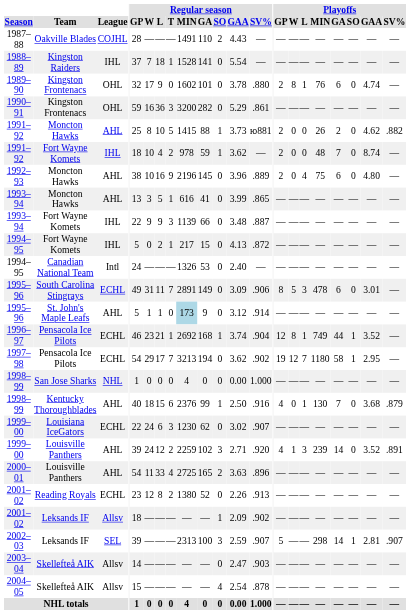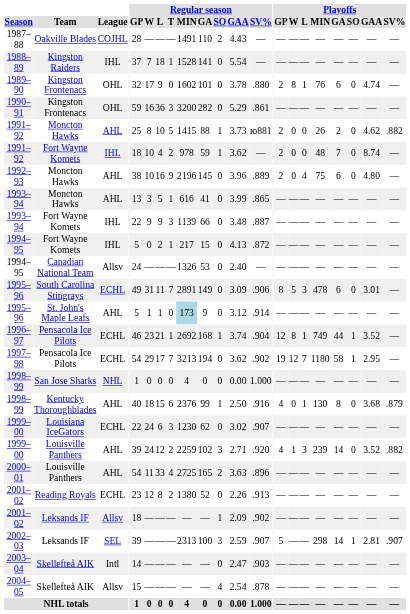(113, 267) Intl -> (113, 267) Allsv
(338, 404) 7 -> (338, 404) 8
(394, 450) .891 -> (394, 450) .882
(113, 564) Allsv -> (113, 564) Intl
